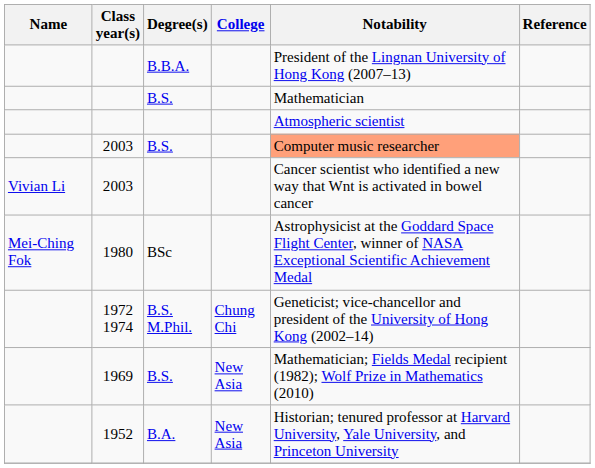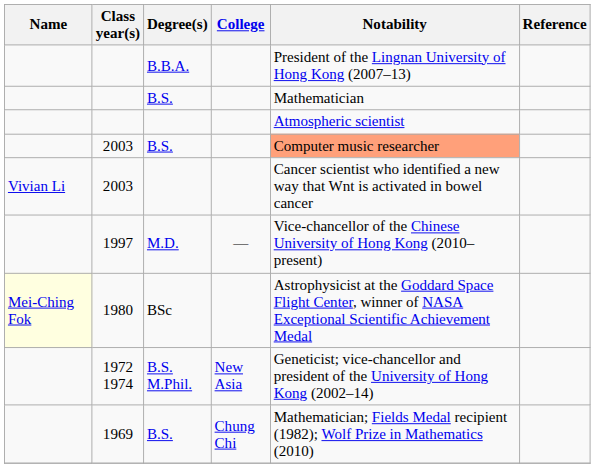+ row: (118, 244)
(41, 252) no background -> (41, 310) lightyellow background
(235, 318) Chung Chi -> (229, 376) New Asia
(229, 376) New Asia -> (235, 434) Chung Chi
- row: (118, 434)
